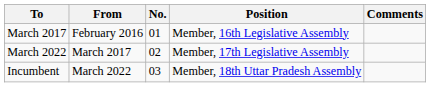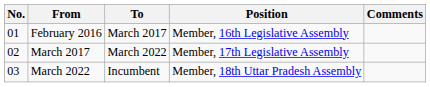columns swapped: (158, 14) <-> (37, 14)
